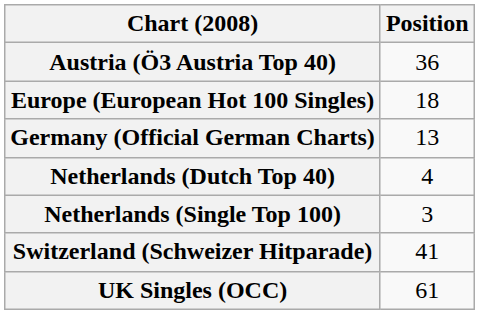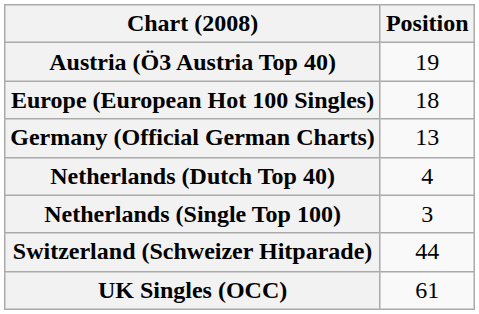(427, 61) 36 -> (427, 61) 19
(427, 251) 41 -> (427, 251) 44
